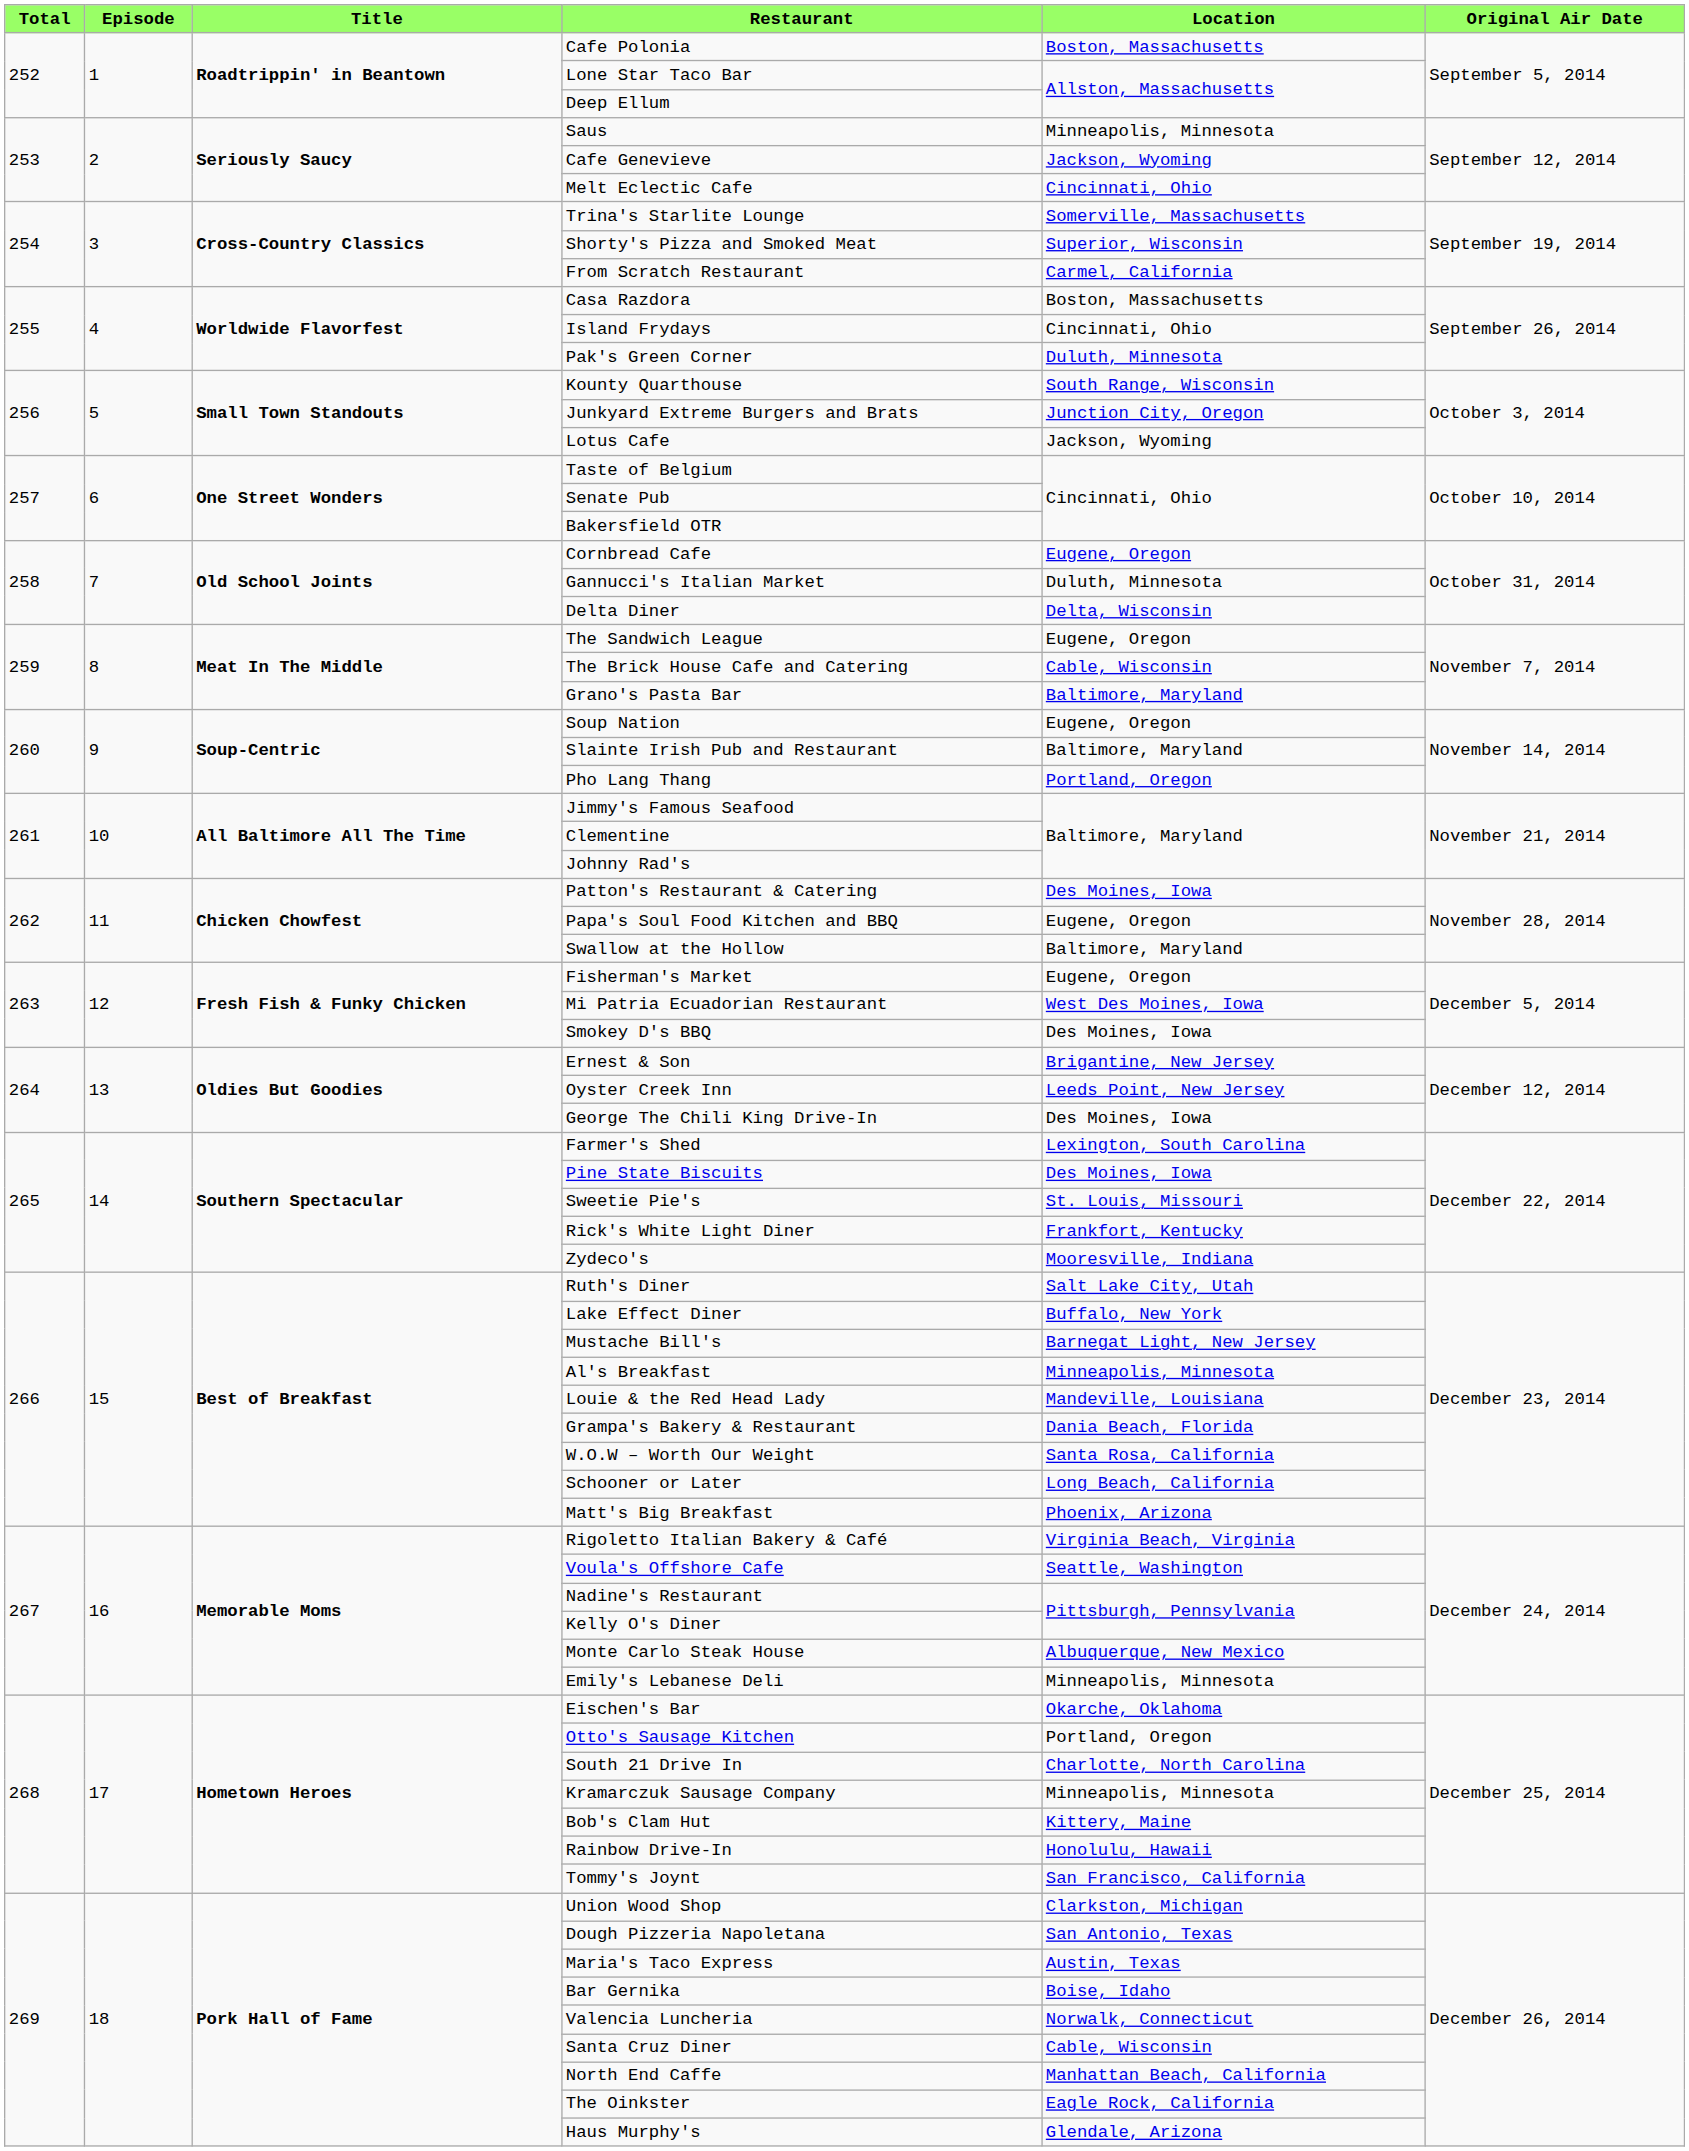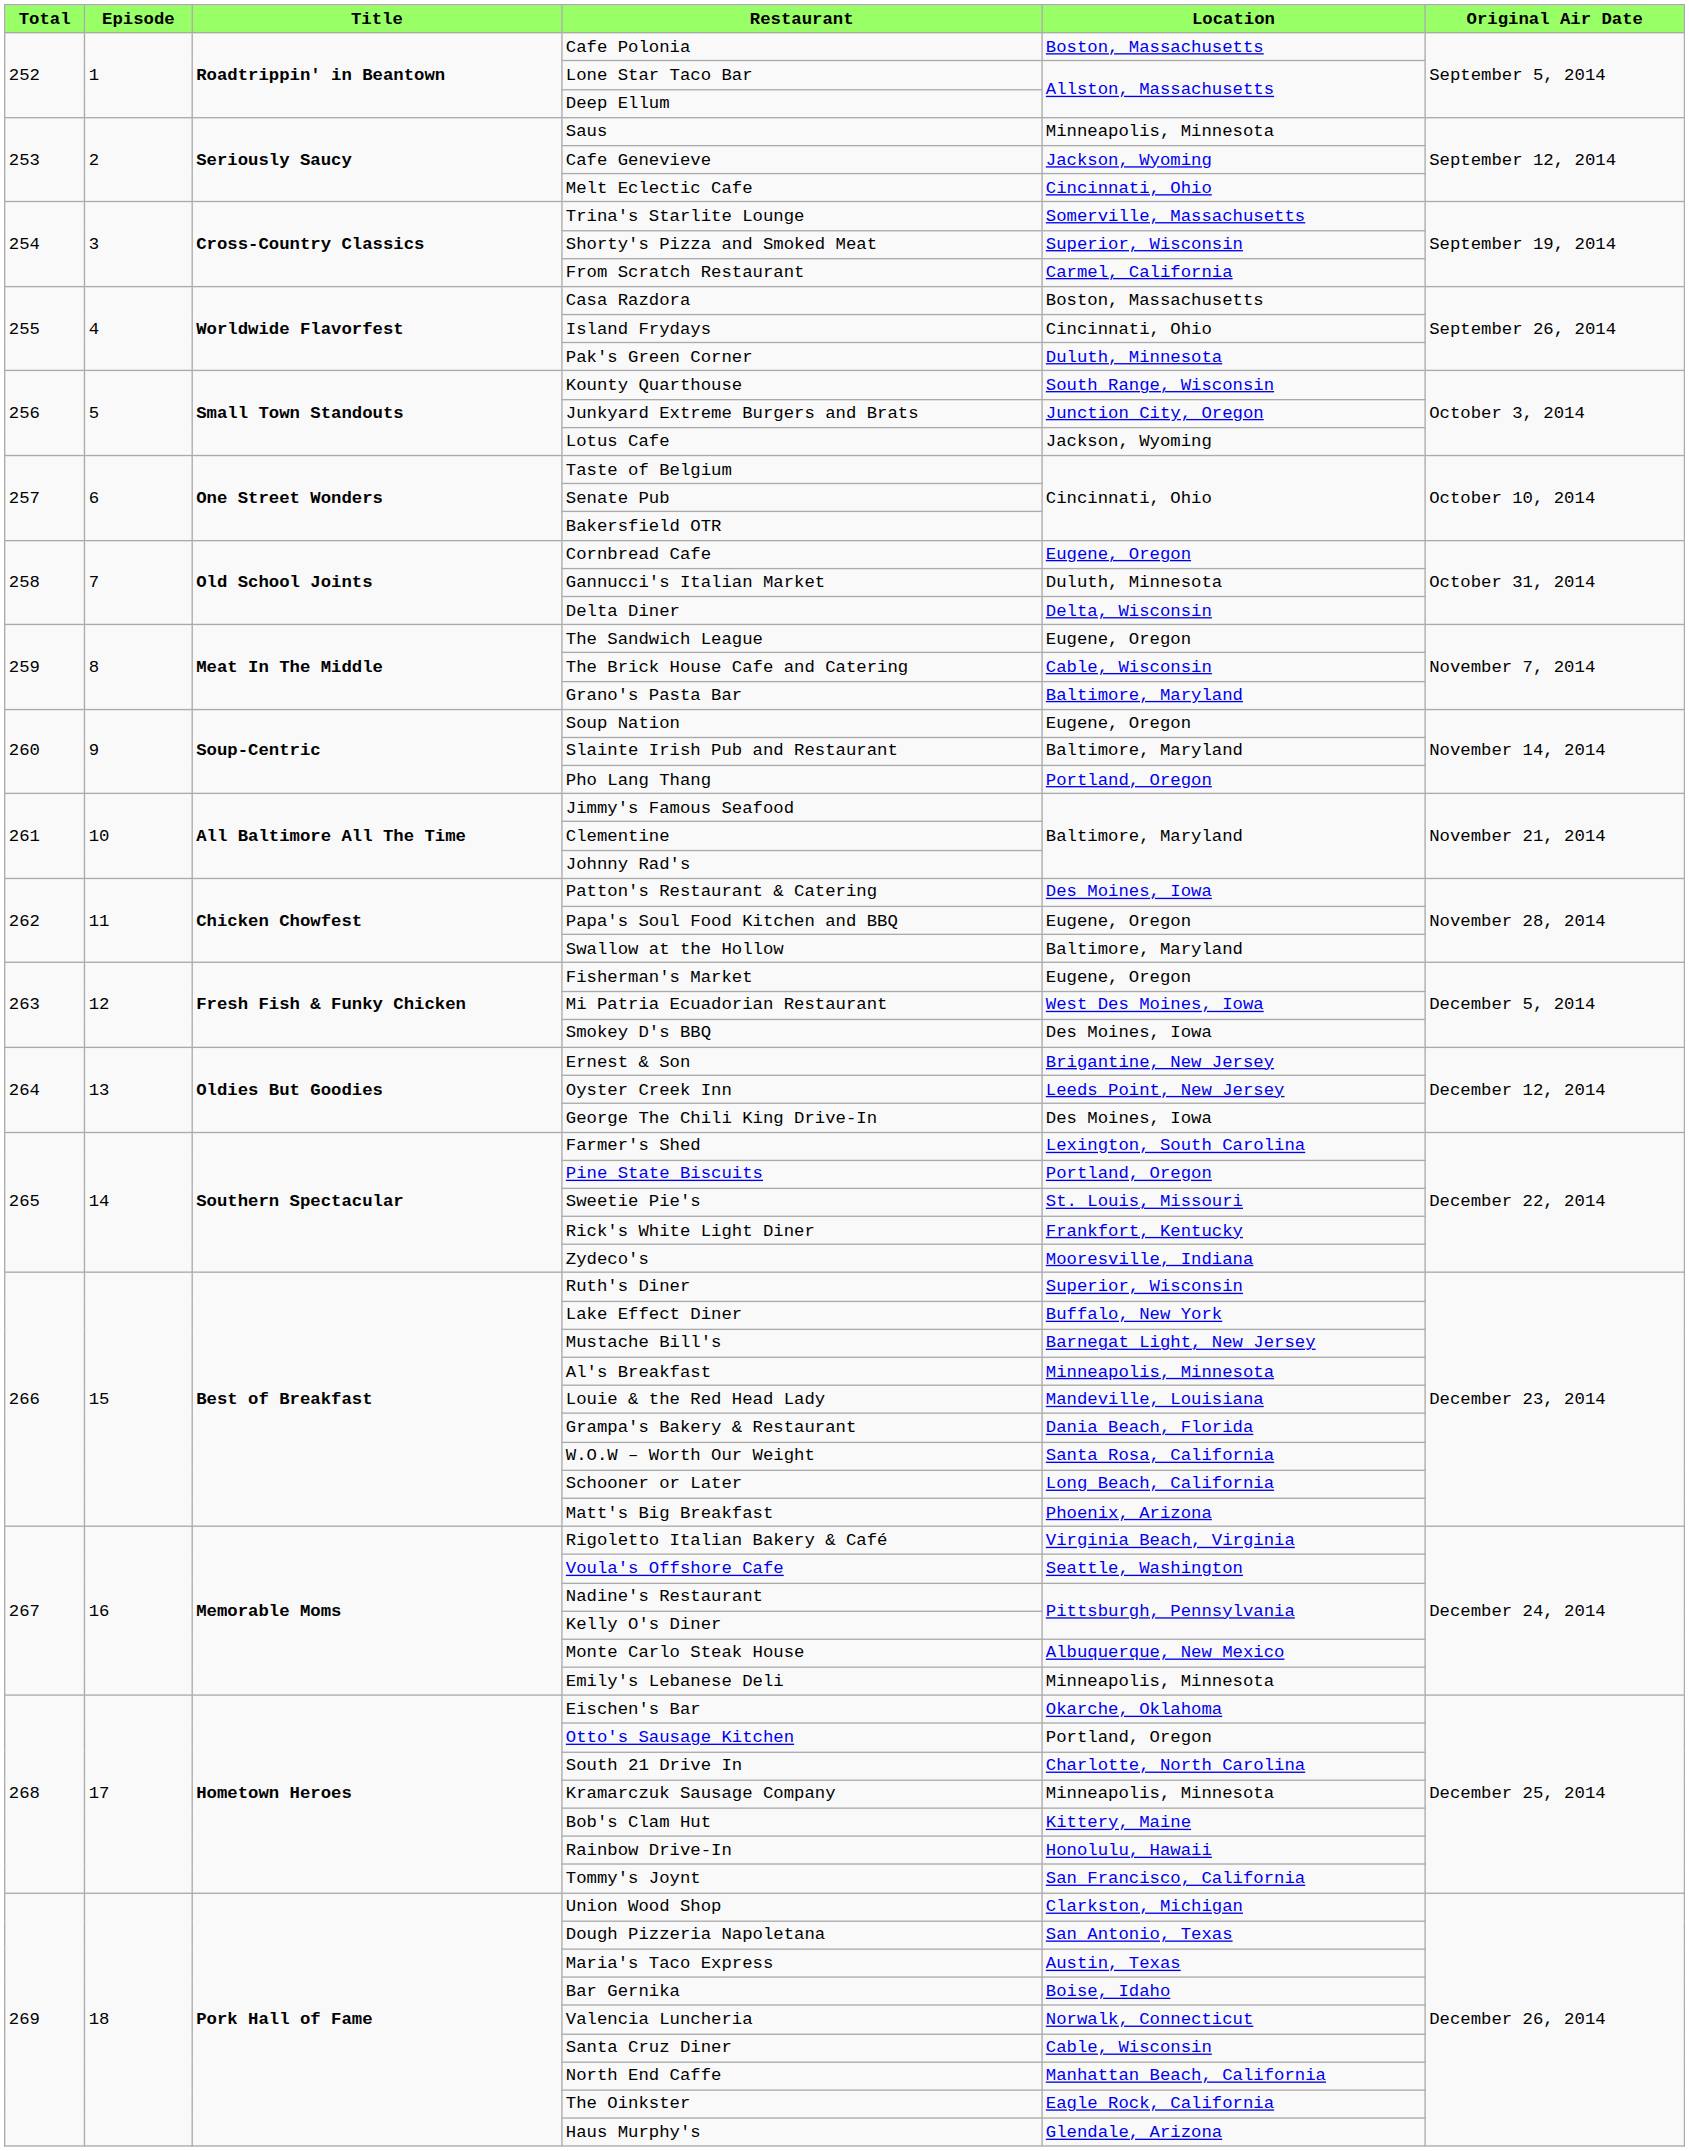(1129, 1174) Des Moines, Iowa -> (1129, 1174) Portland, Oregon
(1150, 1287) Salt Lake City, Utah -> (1144, 1287) Superior, Wisconsin
